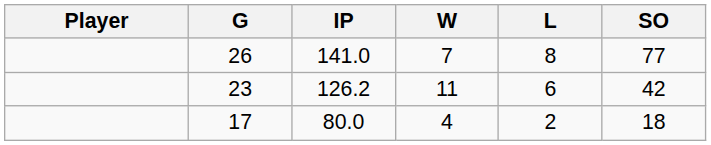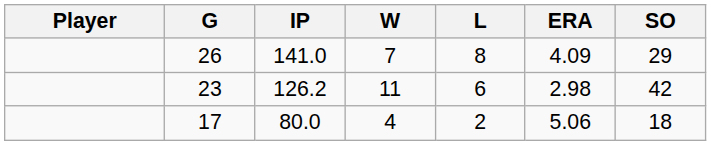+ column: (570, 21)
(654, 55) 77 -> (660, 55) 29
